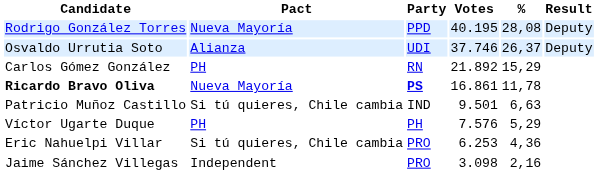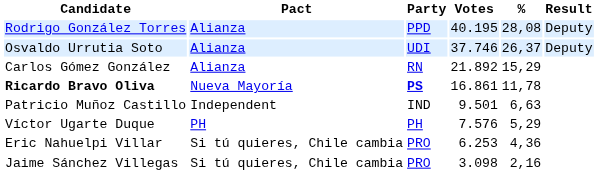(242, 29) Nueva Mayoría -> (218, 29) Alianza
(198, 67) PH -> (218, 67) Alianza
(297, 106) Si tú quieres, Chile cambia -> (234, 106) Independent
(234, 163) Independent -> (297, 163) Si tú quieres, Chile cambia
